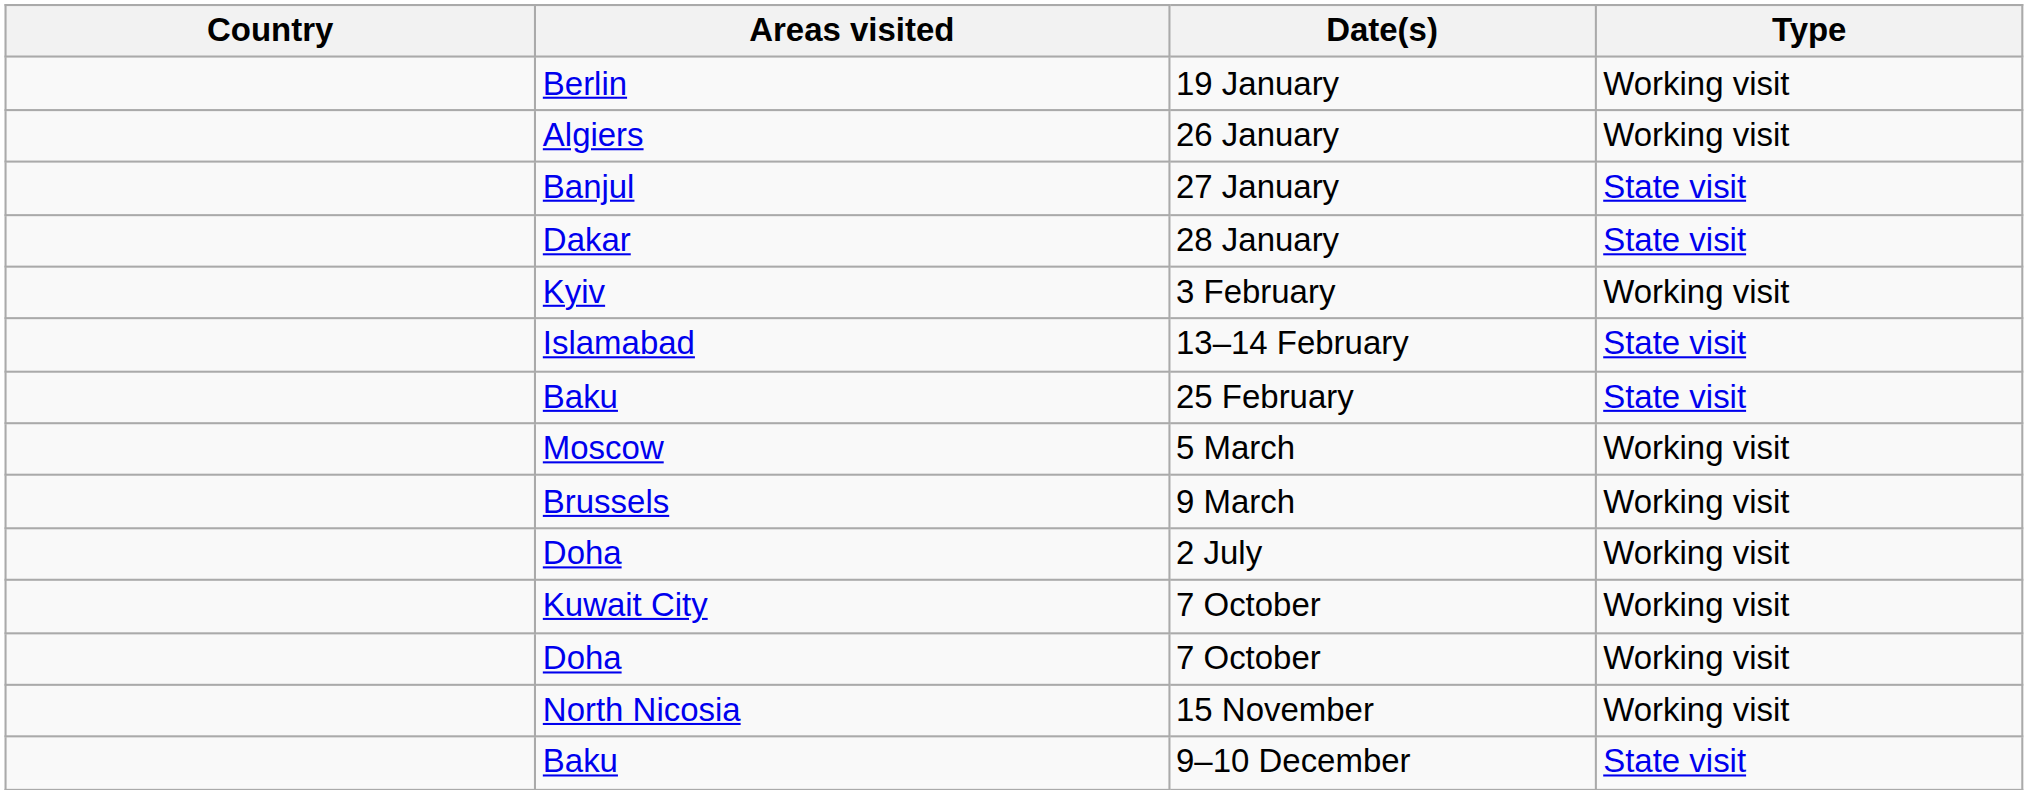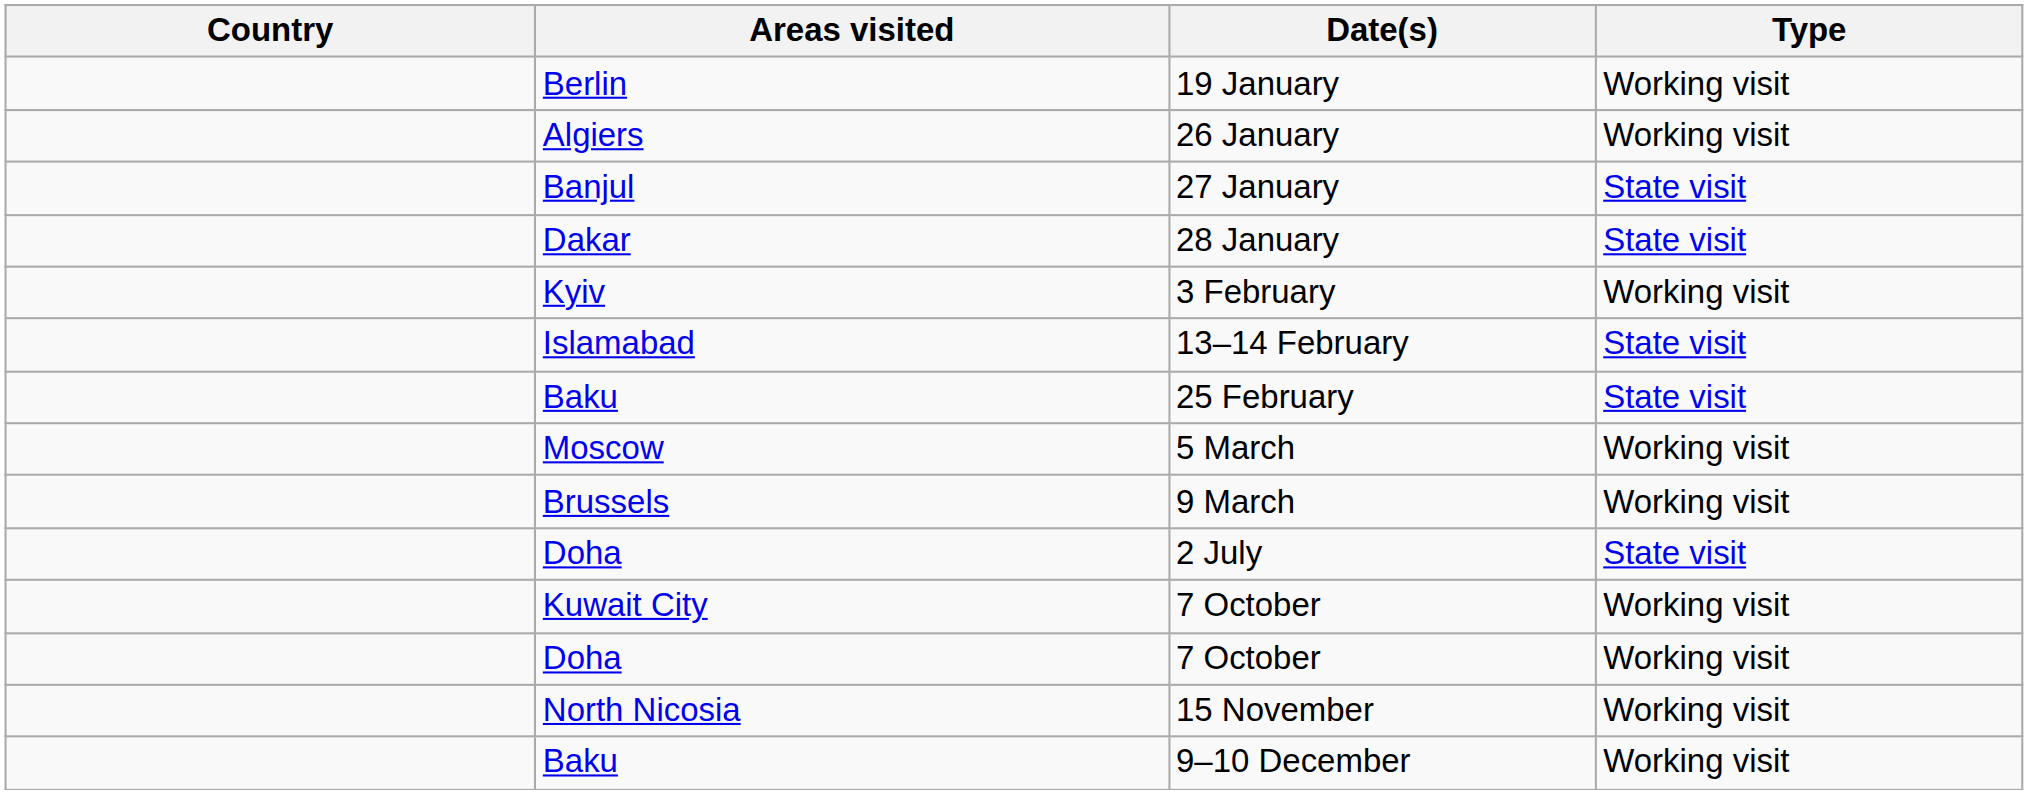(1696, 553) Working visit -> (1675, 553) State visit
(1675, 762) State visit -> (1696, 762) Working visit
